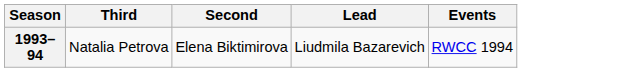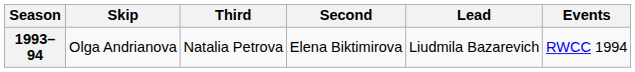+ column: (123, 16)
